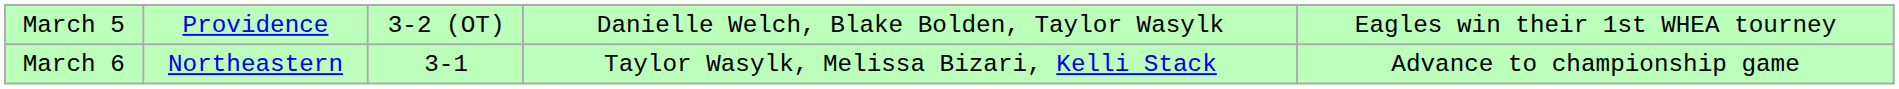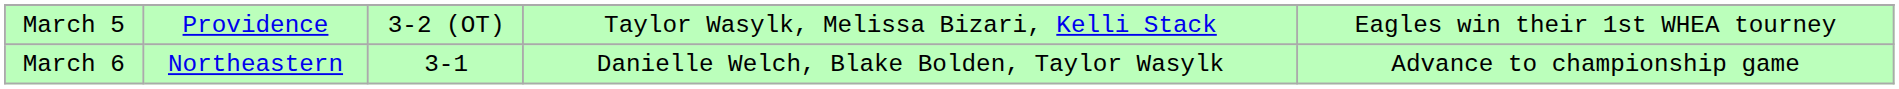(910, 25) Danielle Welch, Blake Bolden, Taylor Wasylk -> (910, 25) Taylor Wasylk, Melissa Bizari, Kelli Stack
(910, 64) Taylor Wasylk, Melissa Bizari, Kelli Stack -> (910, 64) Danielle Welch, Blake Bolden, Taylor Wasylk
